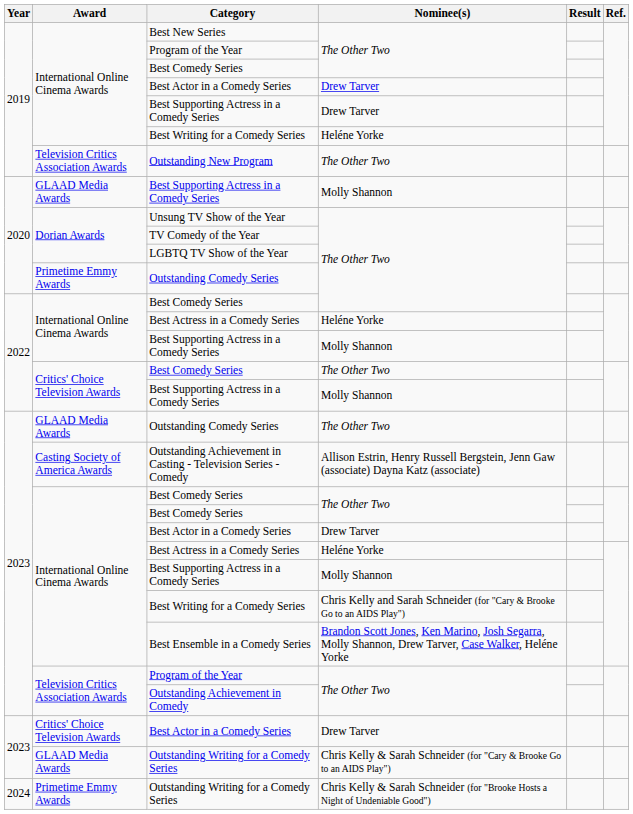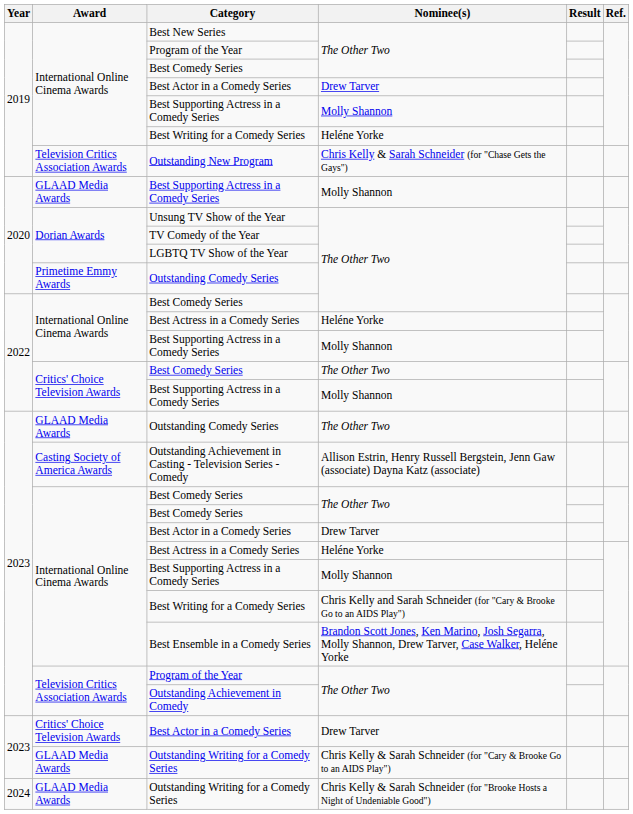(350, 111) Drew Tarver -> (357, 111) Molly Shannon
(355, 160) The Other Two -> (433, 160) Chris Kelly & Sarah Schneider (for "Chase Gets the Gays")
(76, 793) Primetime Emmy Awards -> (72, 793) GLAAD Media Awards
